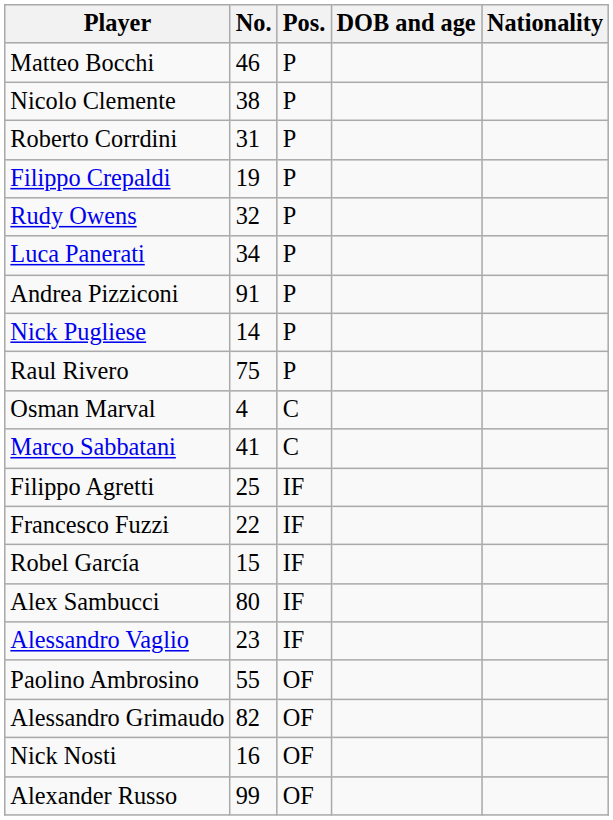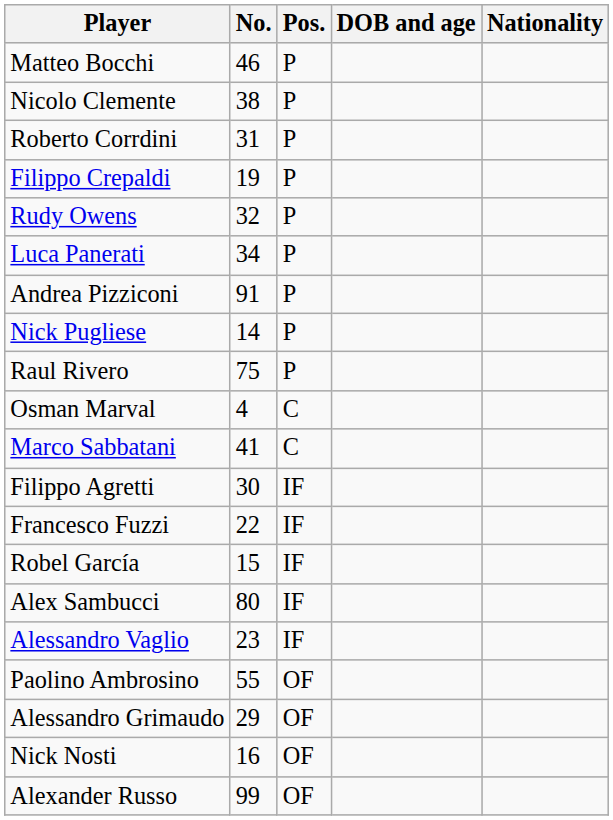(248, 486) 25 -> (248, 486) 30
(248, 718) 82 -> (248, 718) 29
